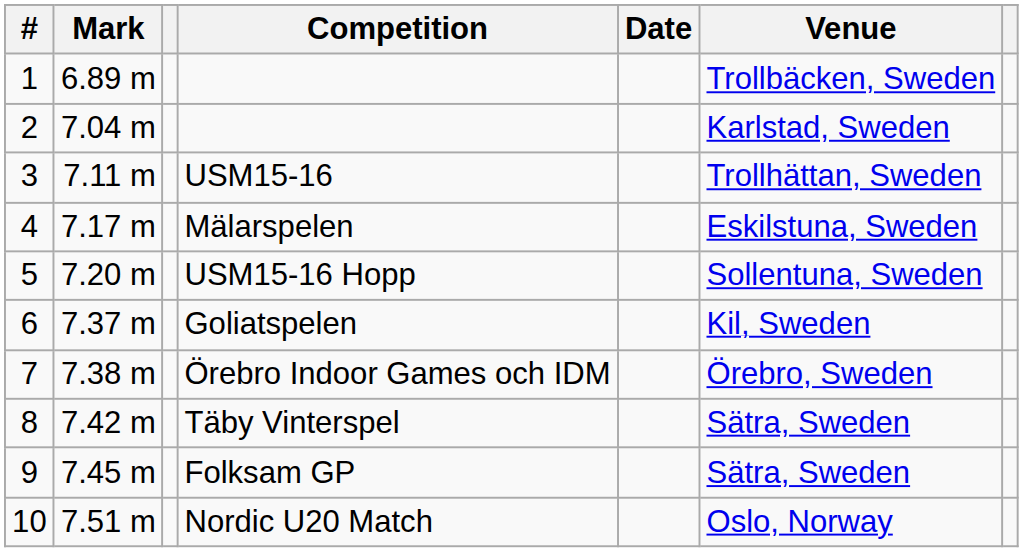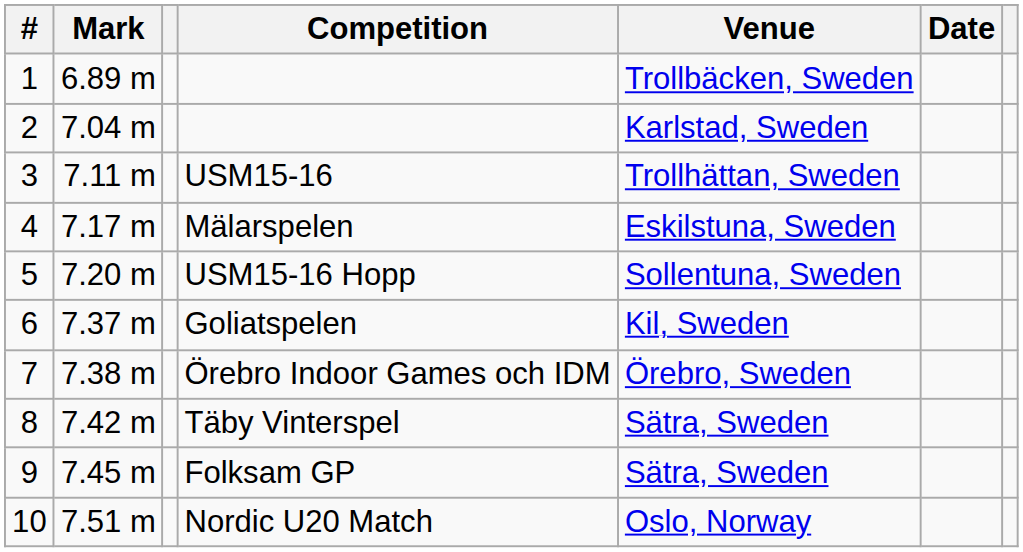columns swapped: (851, 29) <-> (659, 29)
